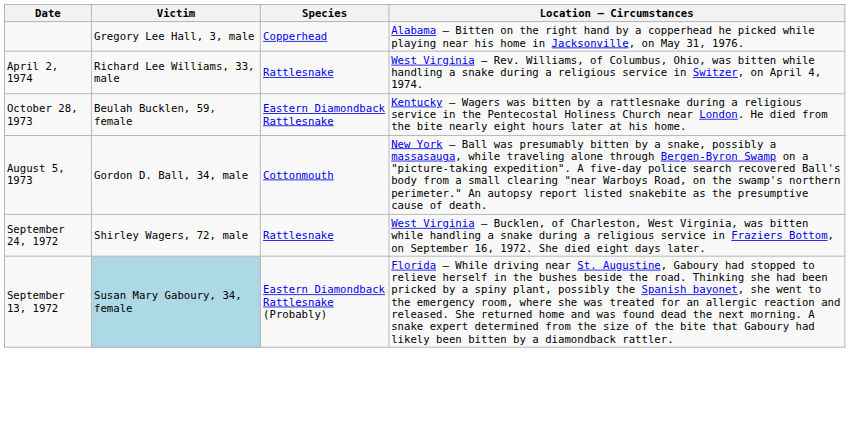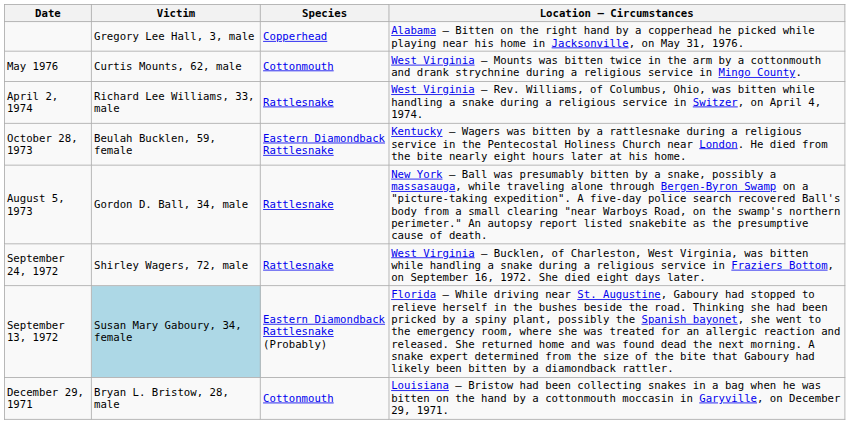+ row: (33, 66)
(298, 175) Cottonmouth -> (298, 205) Rattlesnake
+ row: (45, 398)
